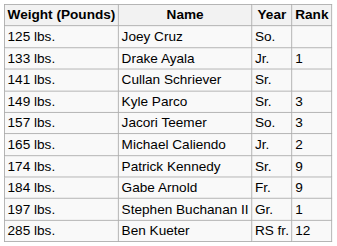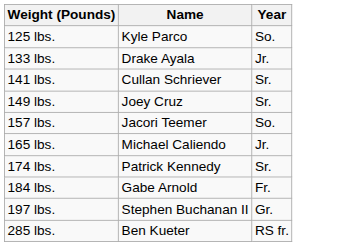- column: (312, 15)
(152, 36) Joey Cruz -> (154, 36) Kyle Parco
(154, 101) Kyle Parco -> (152, 101) Joey Cruz
